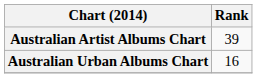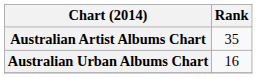(232, 38) 39 -> (232, 38) 35
